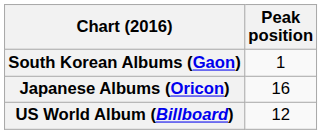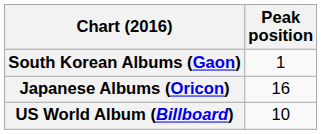(281, 115) 12 -> (281, 115) 10
